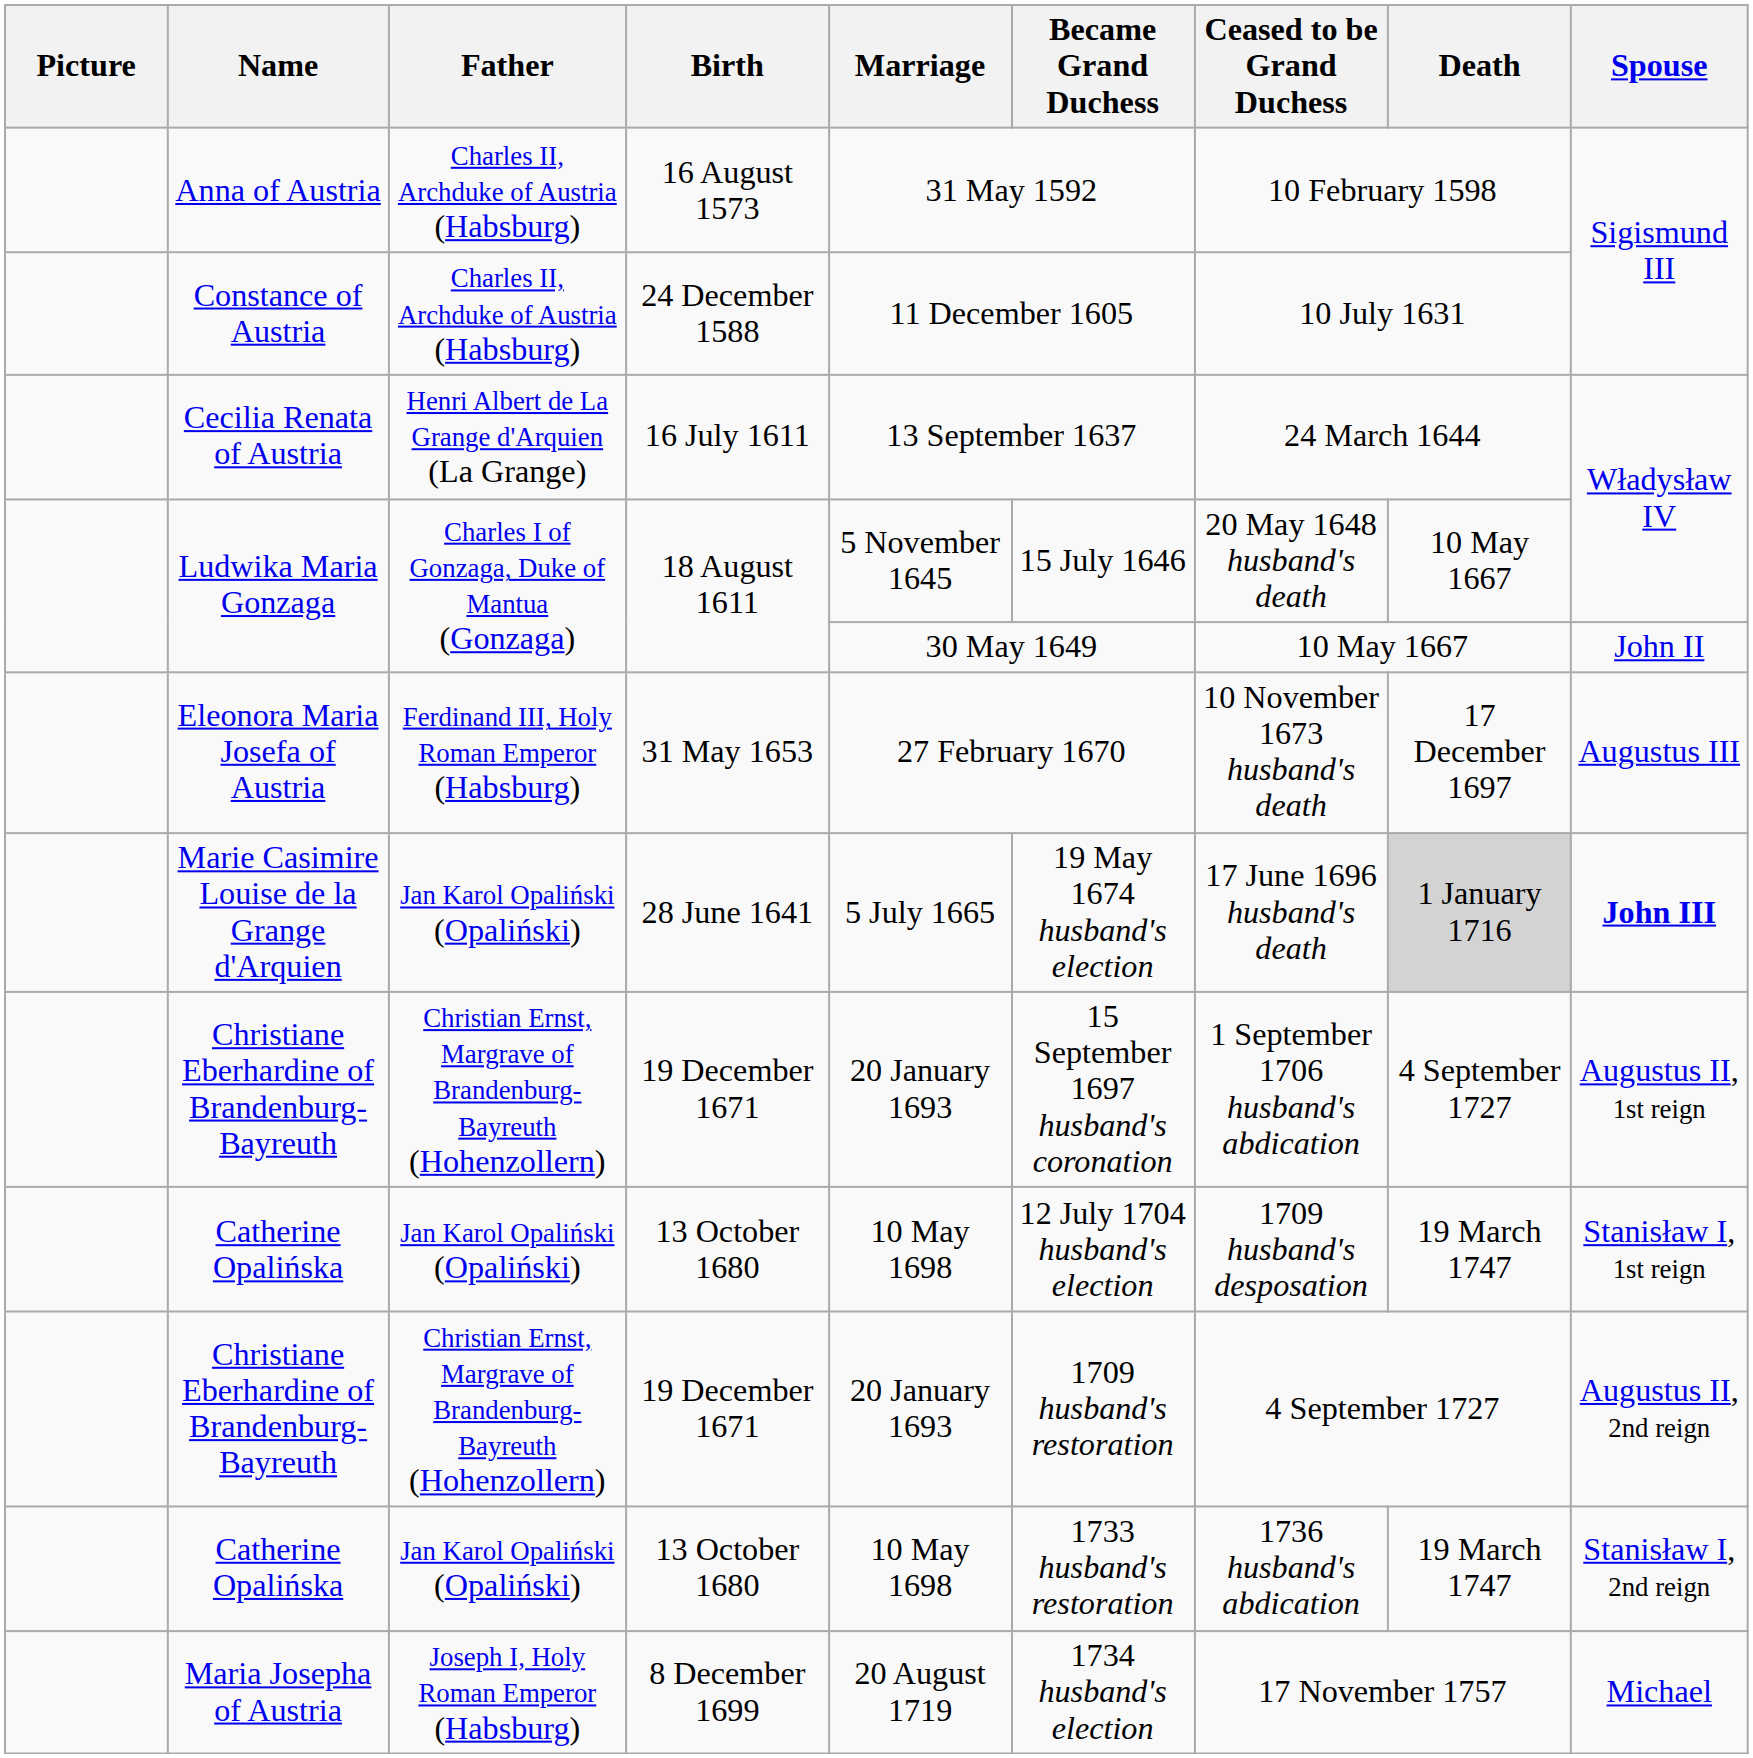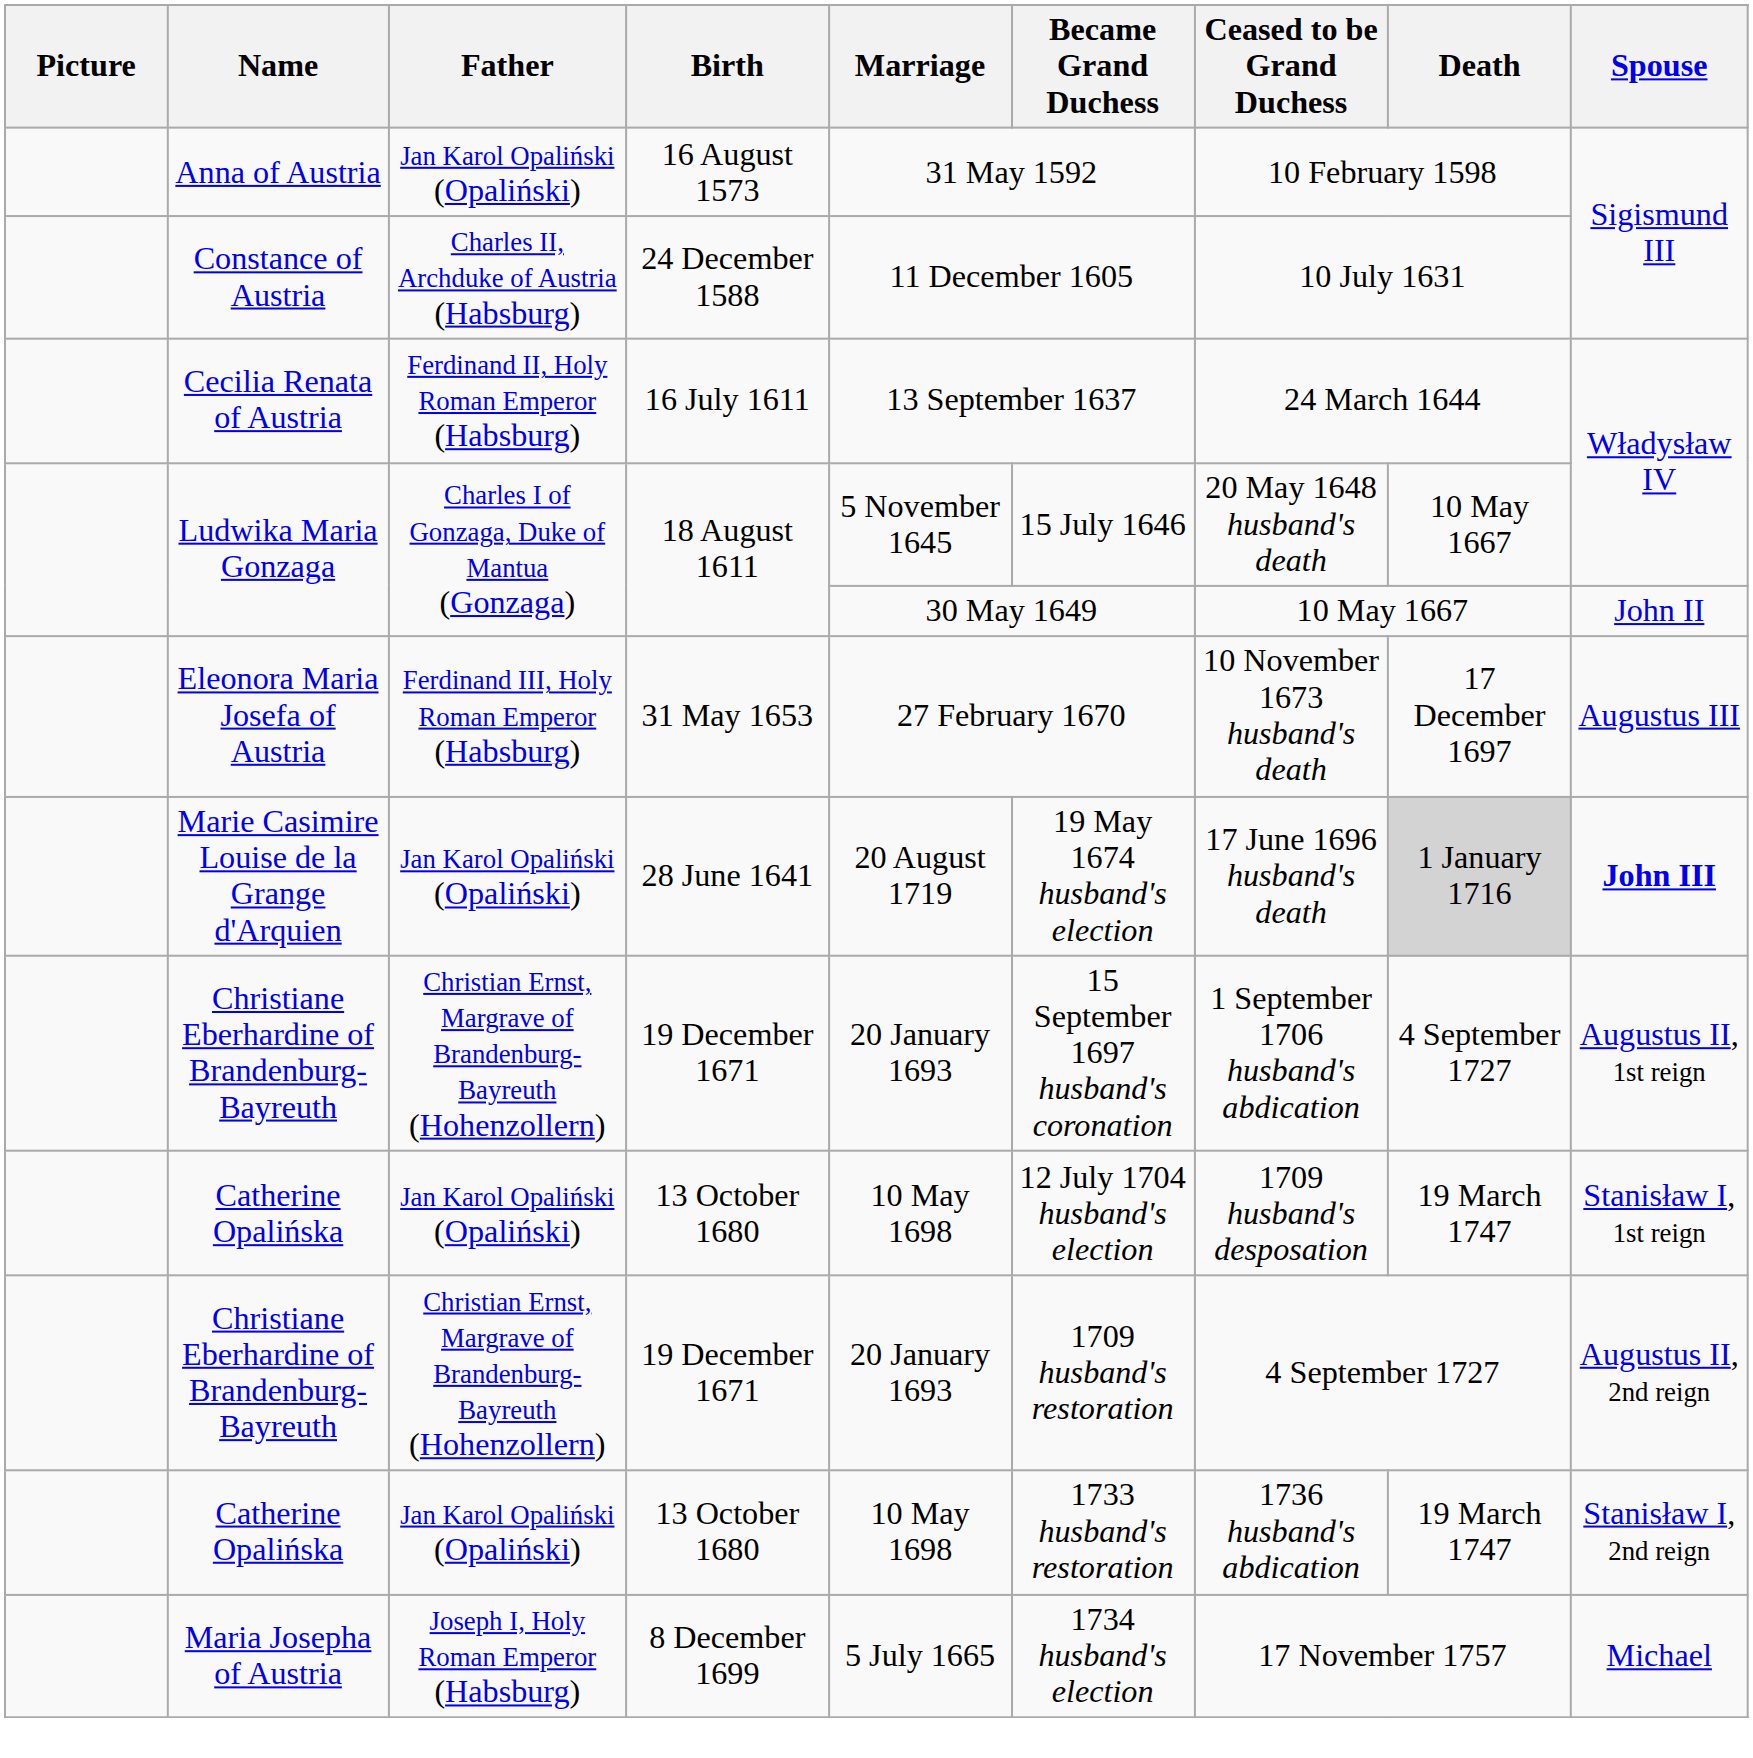(507, 191) Charles II, Archduke of Austria (Habsburg) -> (507, 173) Jan Karol Opaliński (Opaliński)
(507, 438) Henri Albert de La Grange d'Arquien (La Grange) -> (507, 402) Ferdinand II, Holy Roman Emperor (Habsburg)
(920, 911) 5 July 1665 -> (920, 875) 20 August 1719
(920, 1691) 20 August 1719 -> (920, 1655) 5 July 1665
